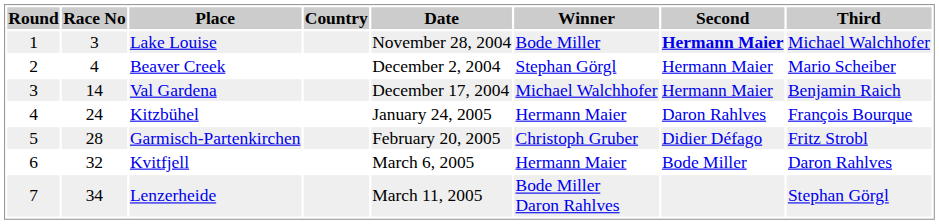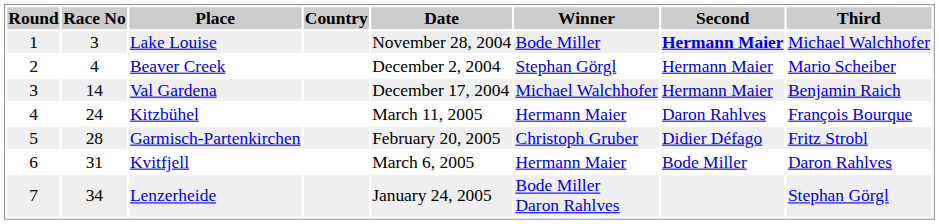(432, 114) January 24, 2005 -> (427, 114) March 11, 2005
(94, 162) 32 -> (94, 162) 31
(427, 195) March 11, 2005 -> (432, 195) January 24, 2005
